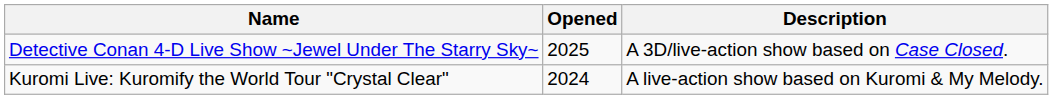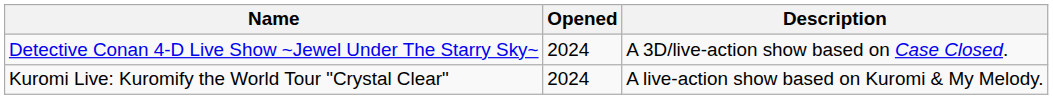(568, 49) 2025 -> (568, 49) 2024
